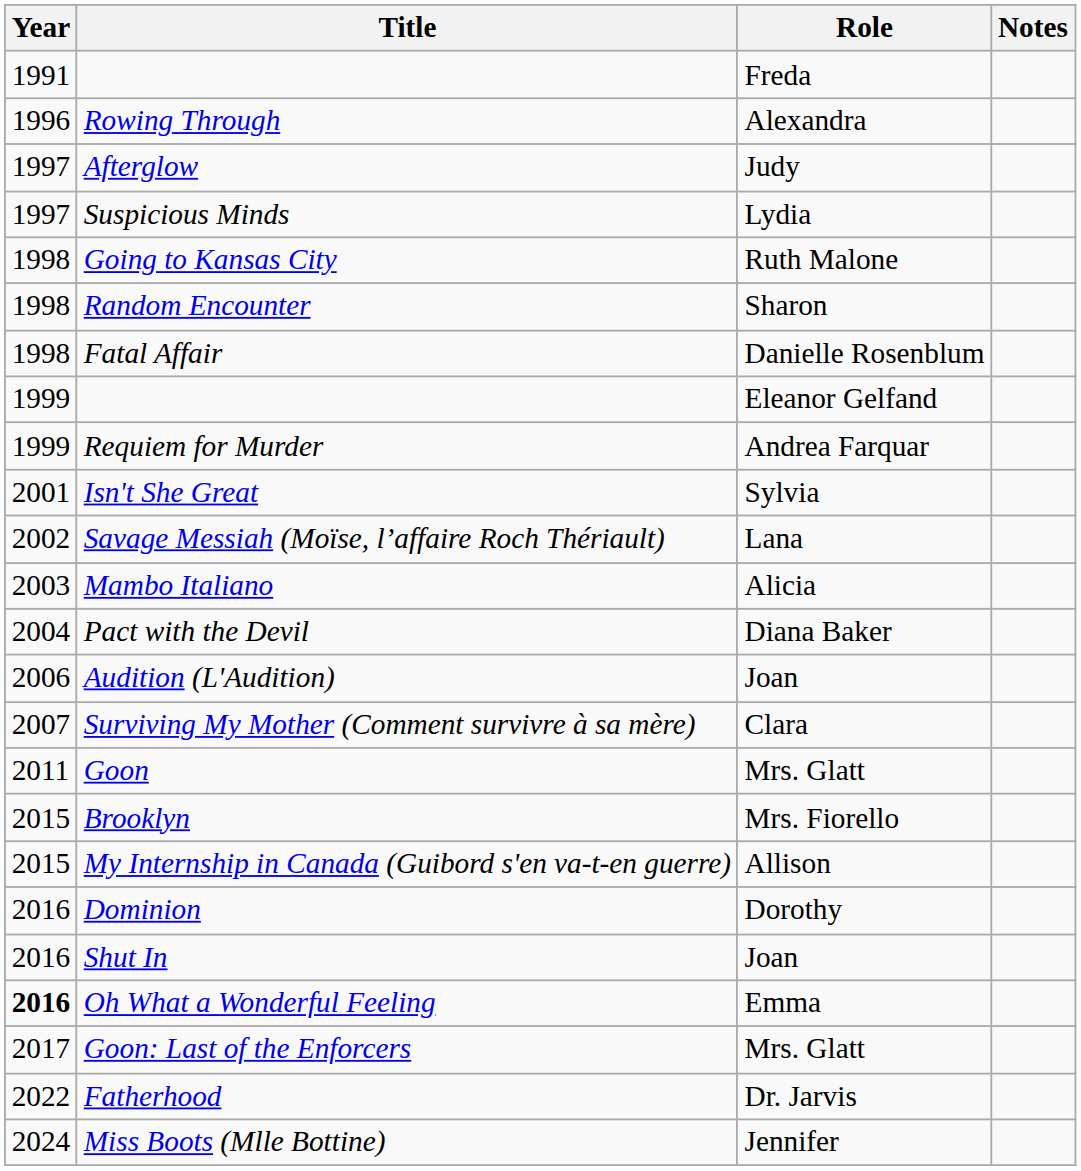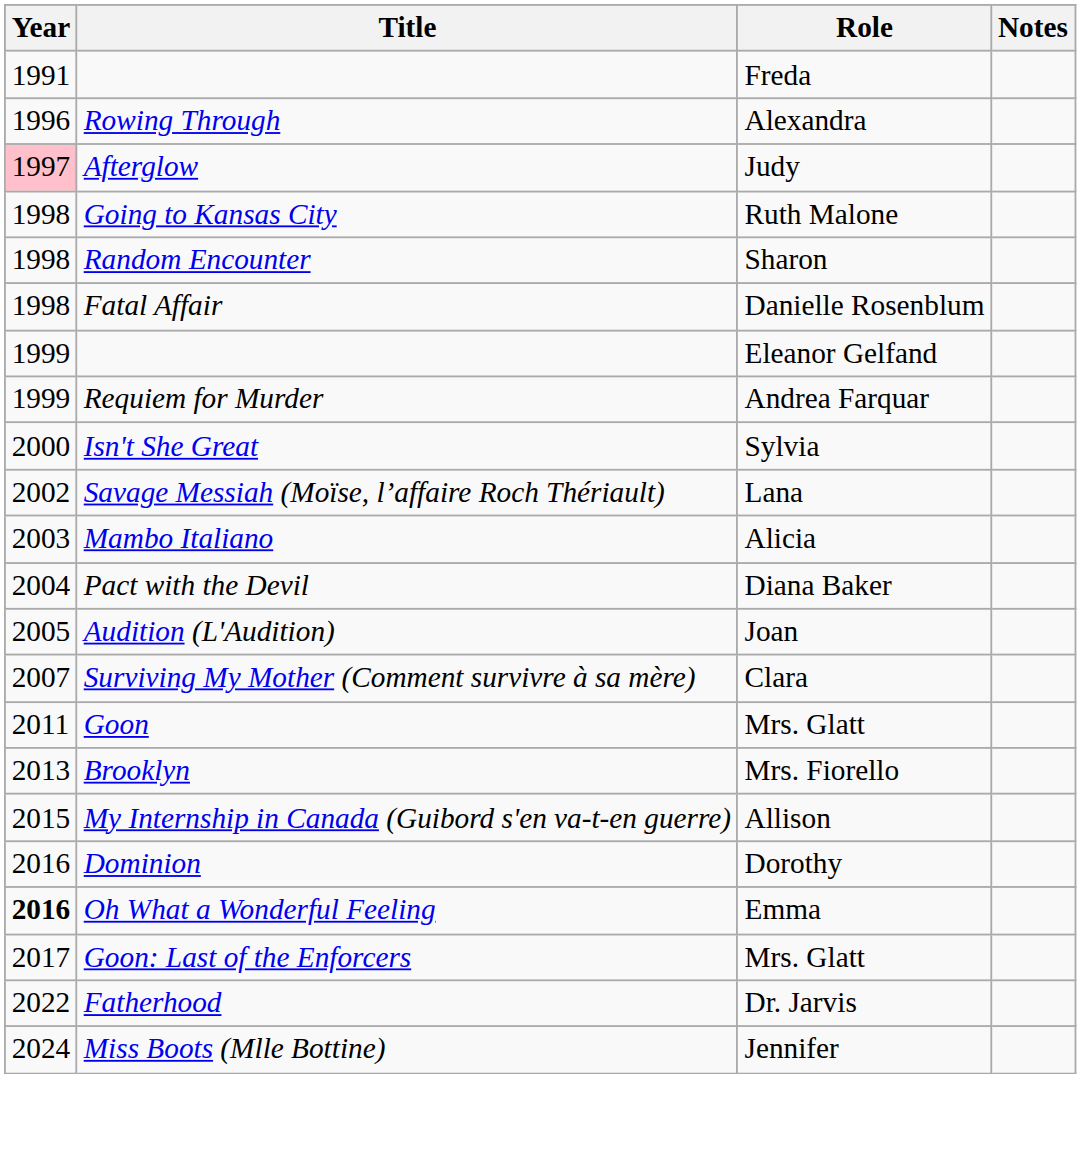(41, 167) no background -> (41, 167) pink background
- row: (187, 213)
(41, 492) 2001 -> (41, 445) 2000
(41, 677) 2006 -> (41, 631) 2005
(41, 817) 2015 -> (41, 770) 2013
- row: (126, 956)
